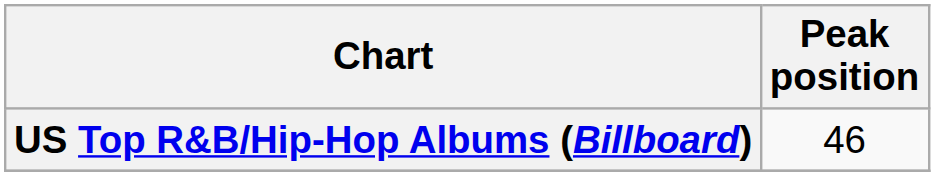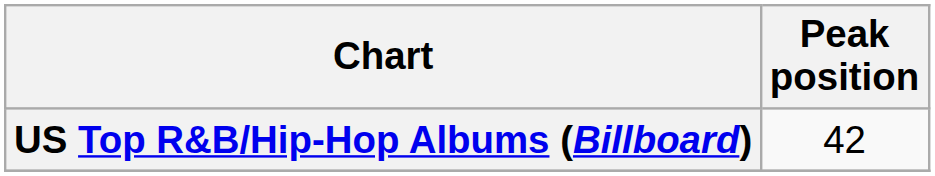(845, 139) 46 -> (845, 139) 42
